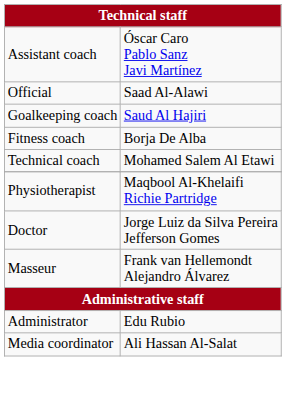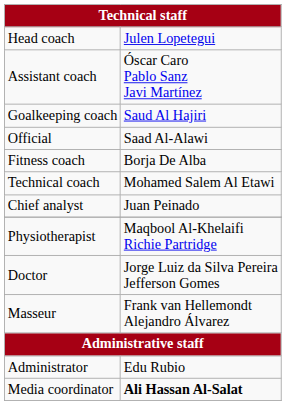+ row: (41, 38)
rows swapped: (62, 115) <-> (30, 92)
+ row: (45, 205)
(180, 344) normal -> (183, 389) bold
